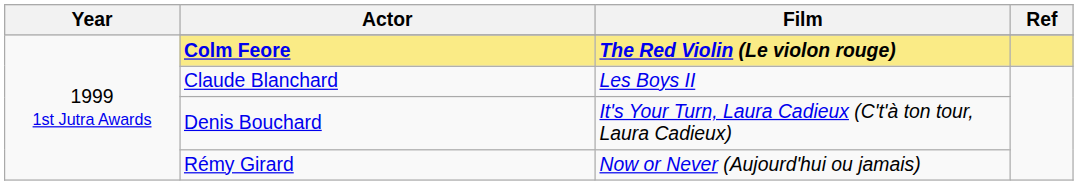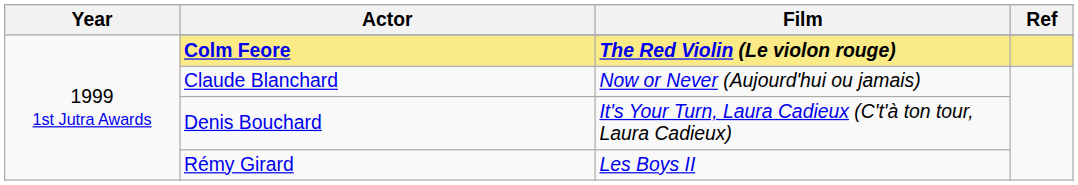(647, 81) Les Boys II -> (760, 81) Now or Never (Aujourd'hui ou jamais)
(760, 164) Now or Never (Aujourd'hui ou jamais) -> (647, 164) Les Boys II
